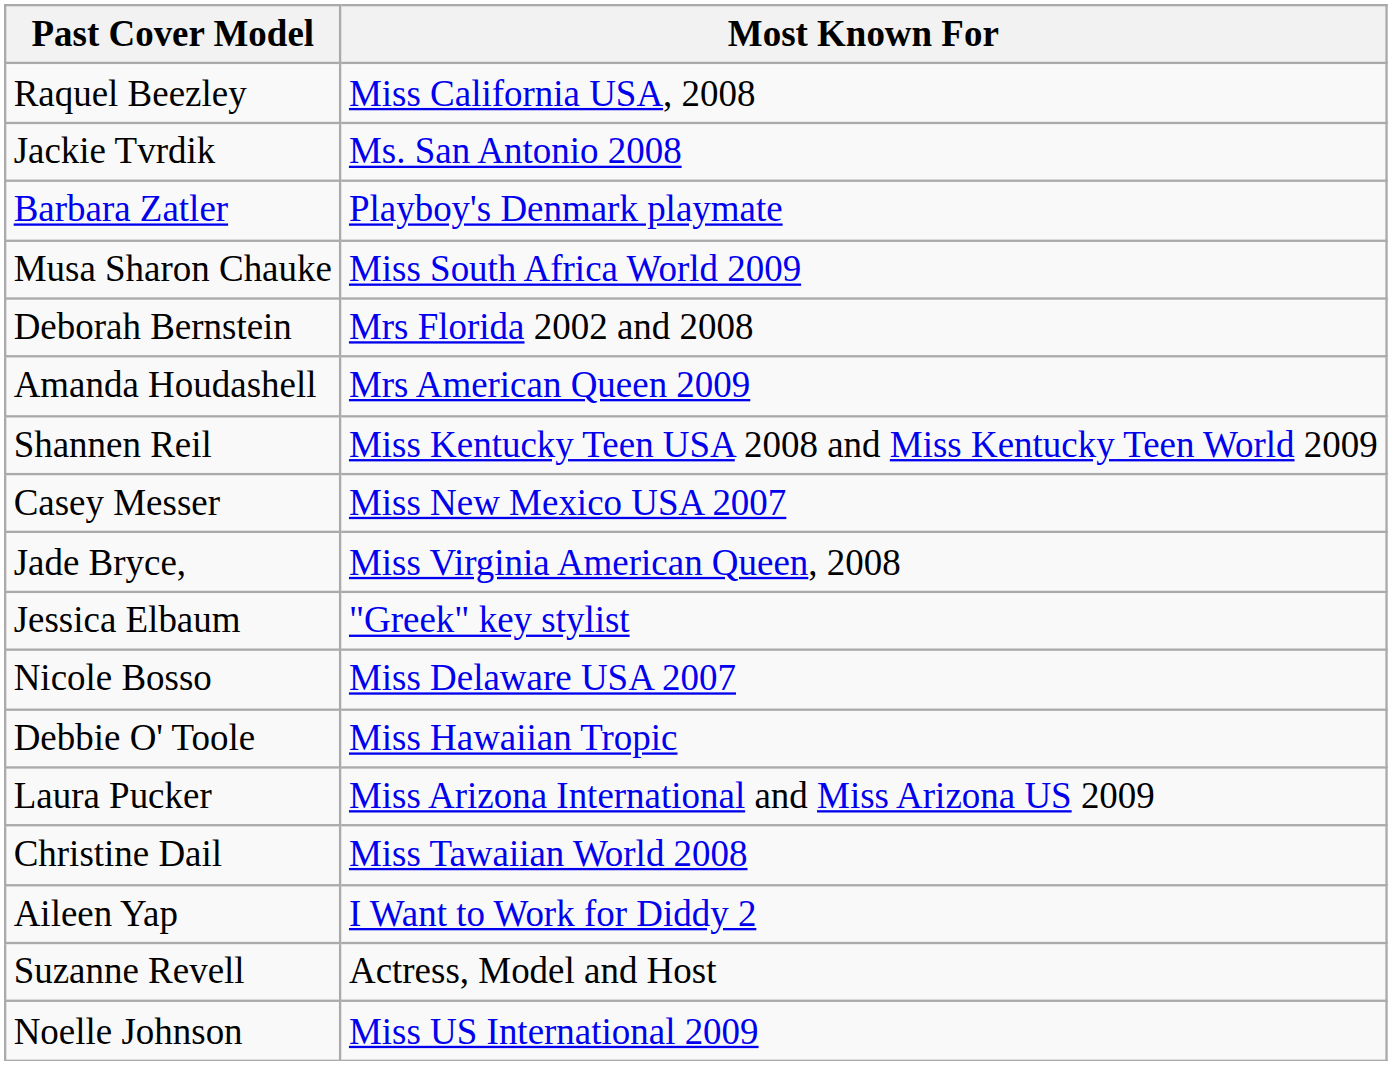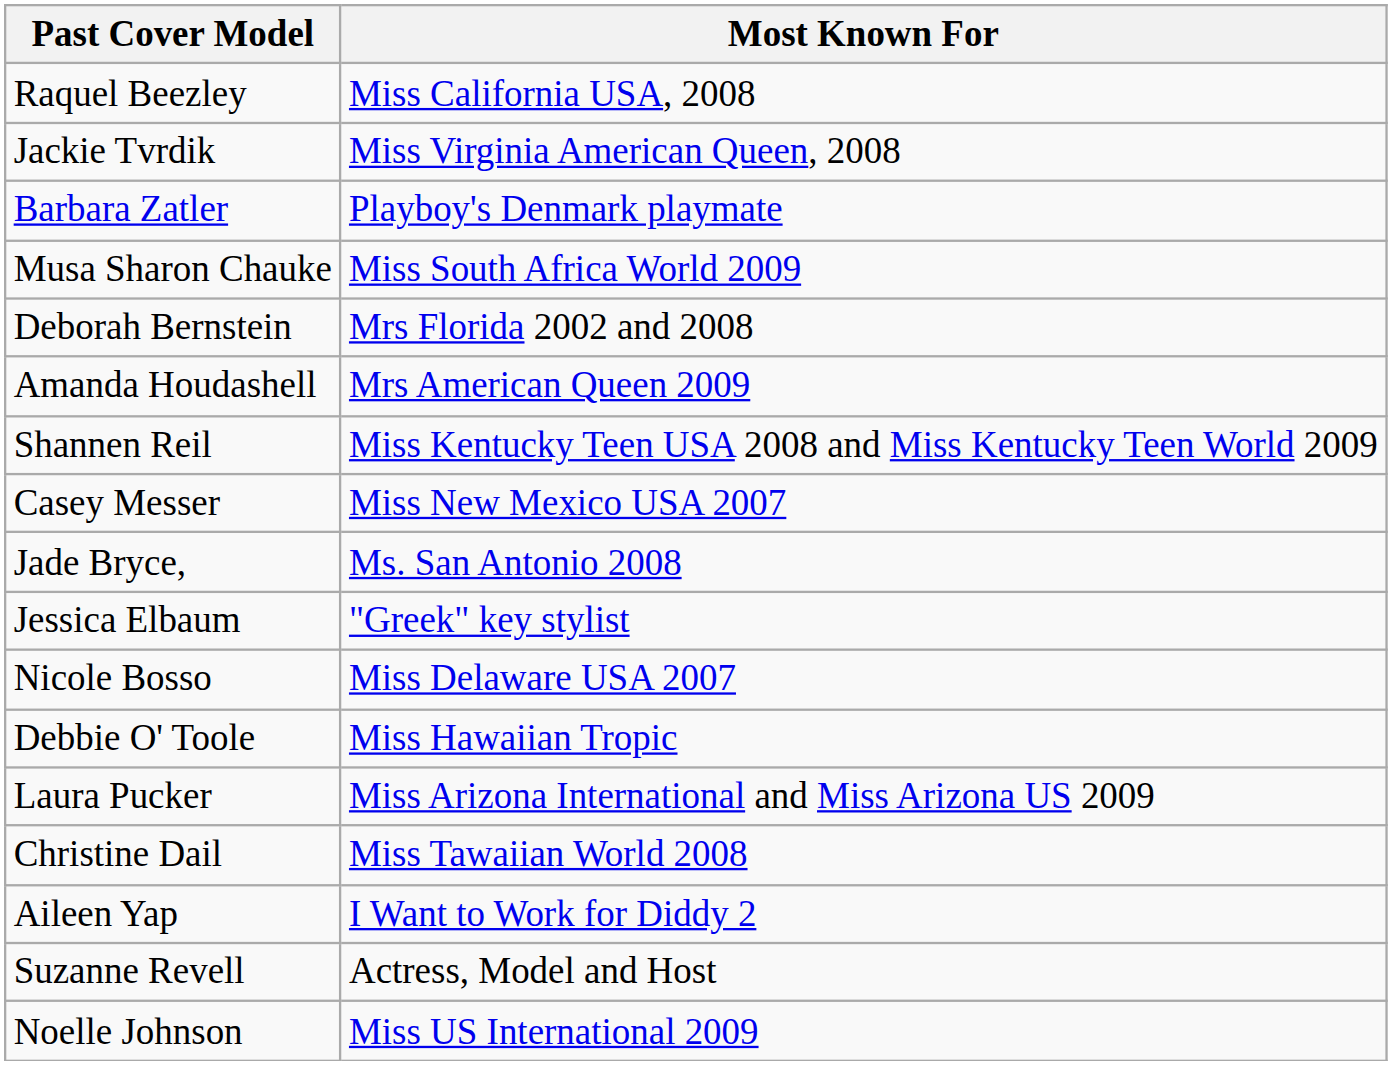(515, 151) Ms. San Antonio 2008 -> (625, 151) Miss Virginia American Queen, 2008
(625, 561) Miss Virginia American Queen, 2008 -> (515, 561) Ms. San Antonio 2008
